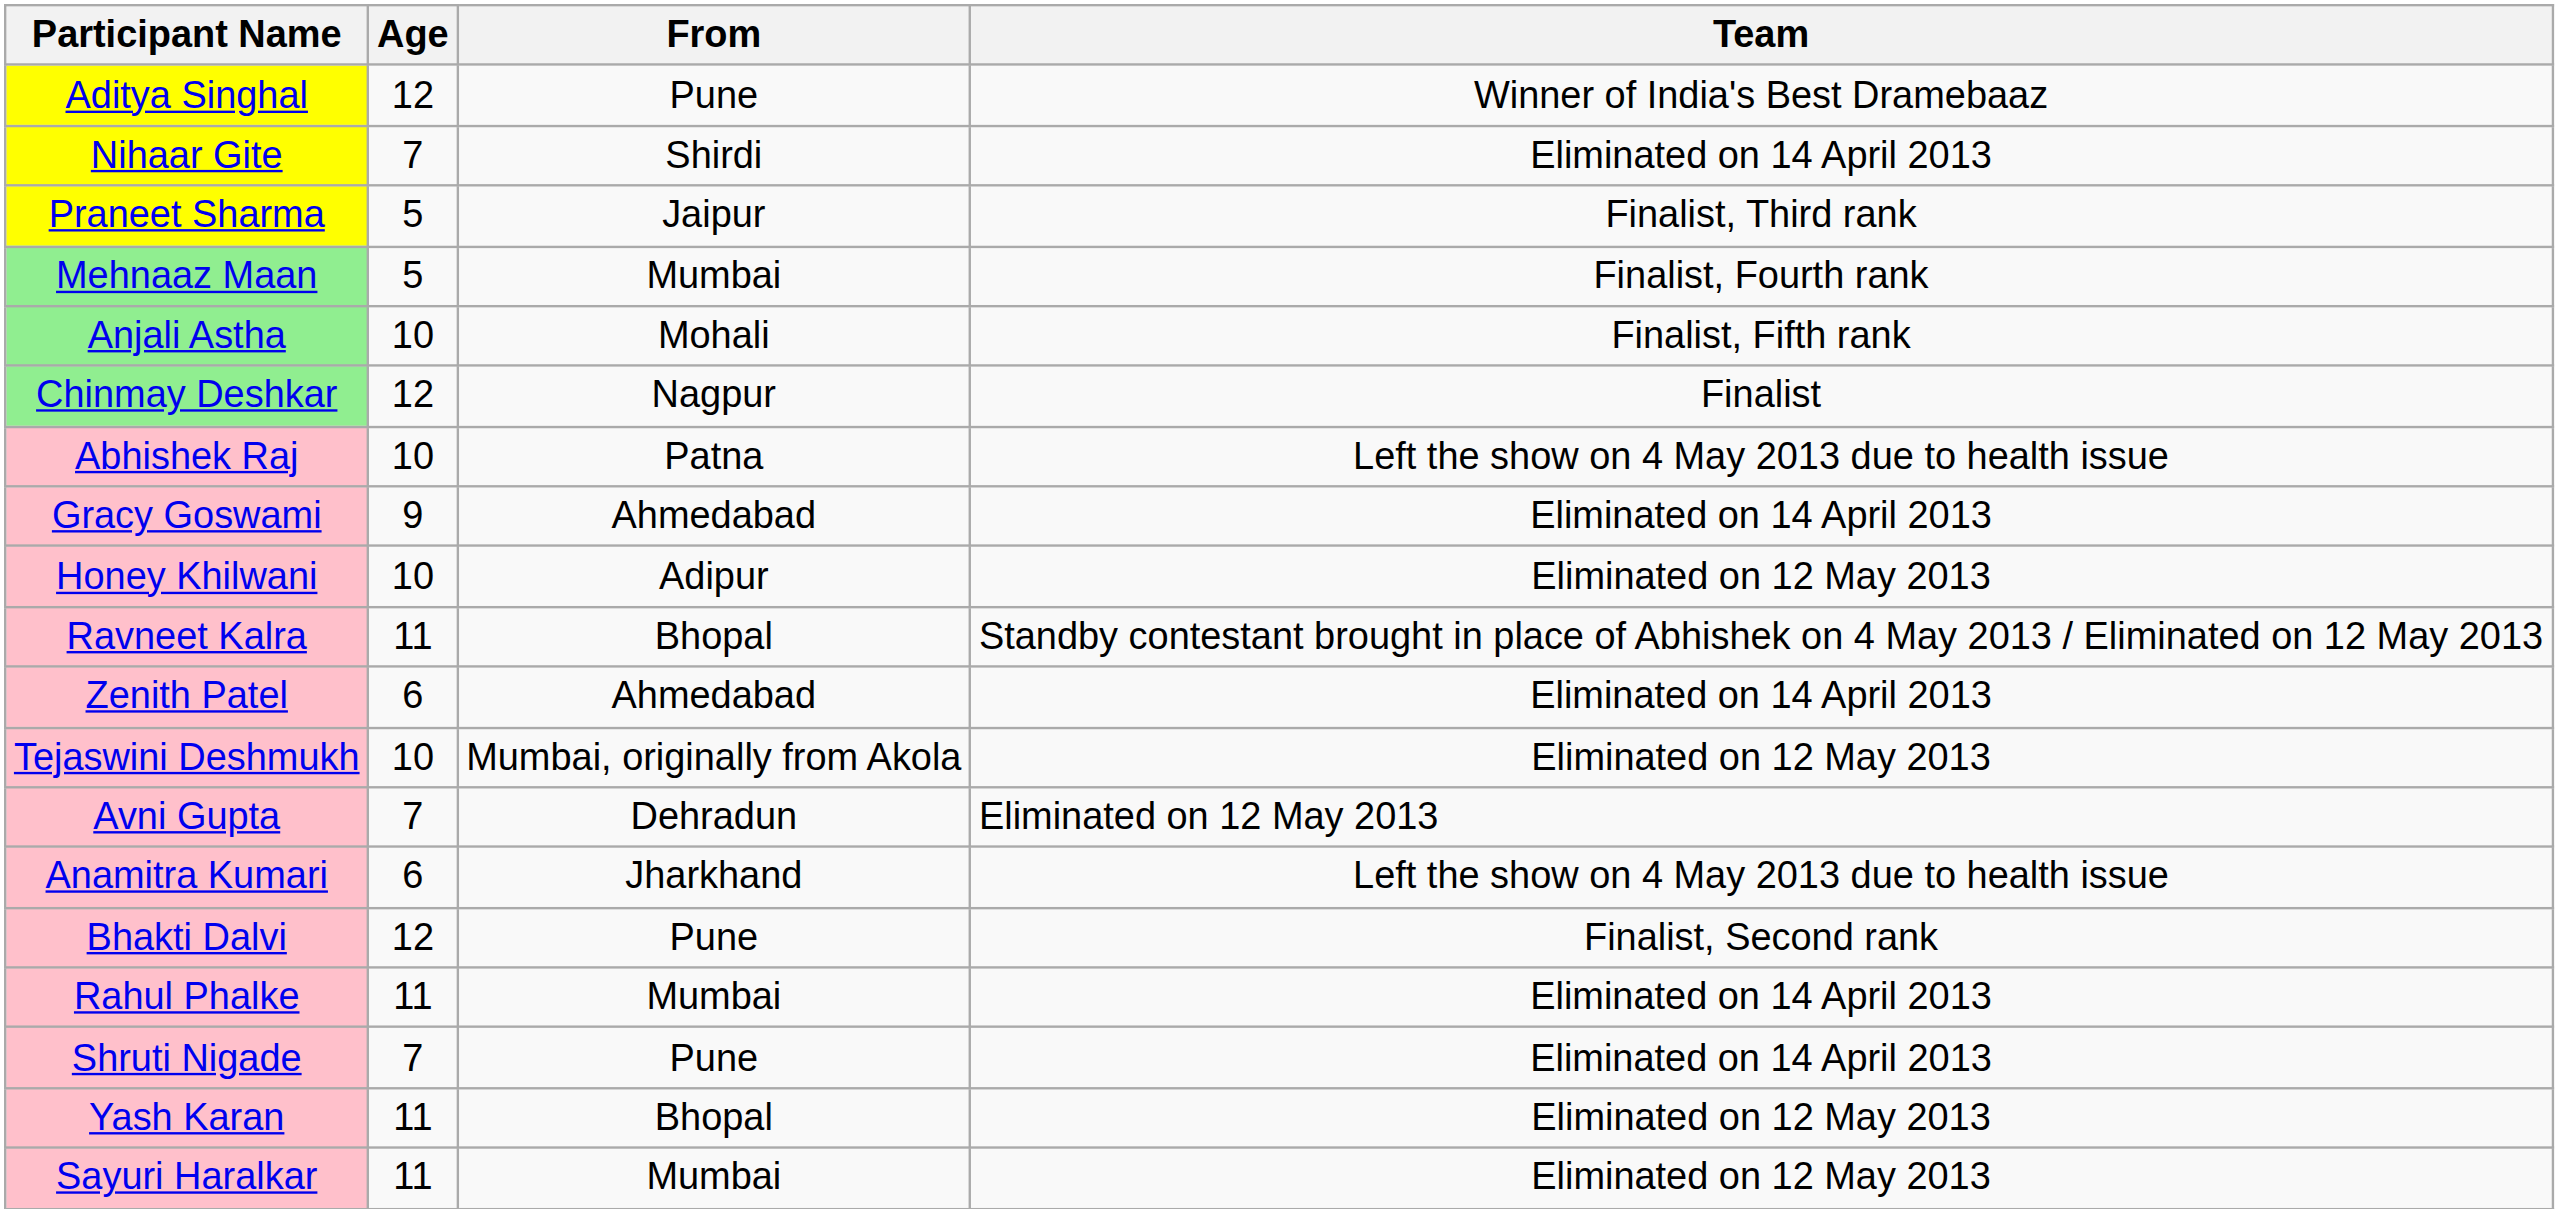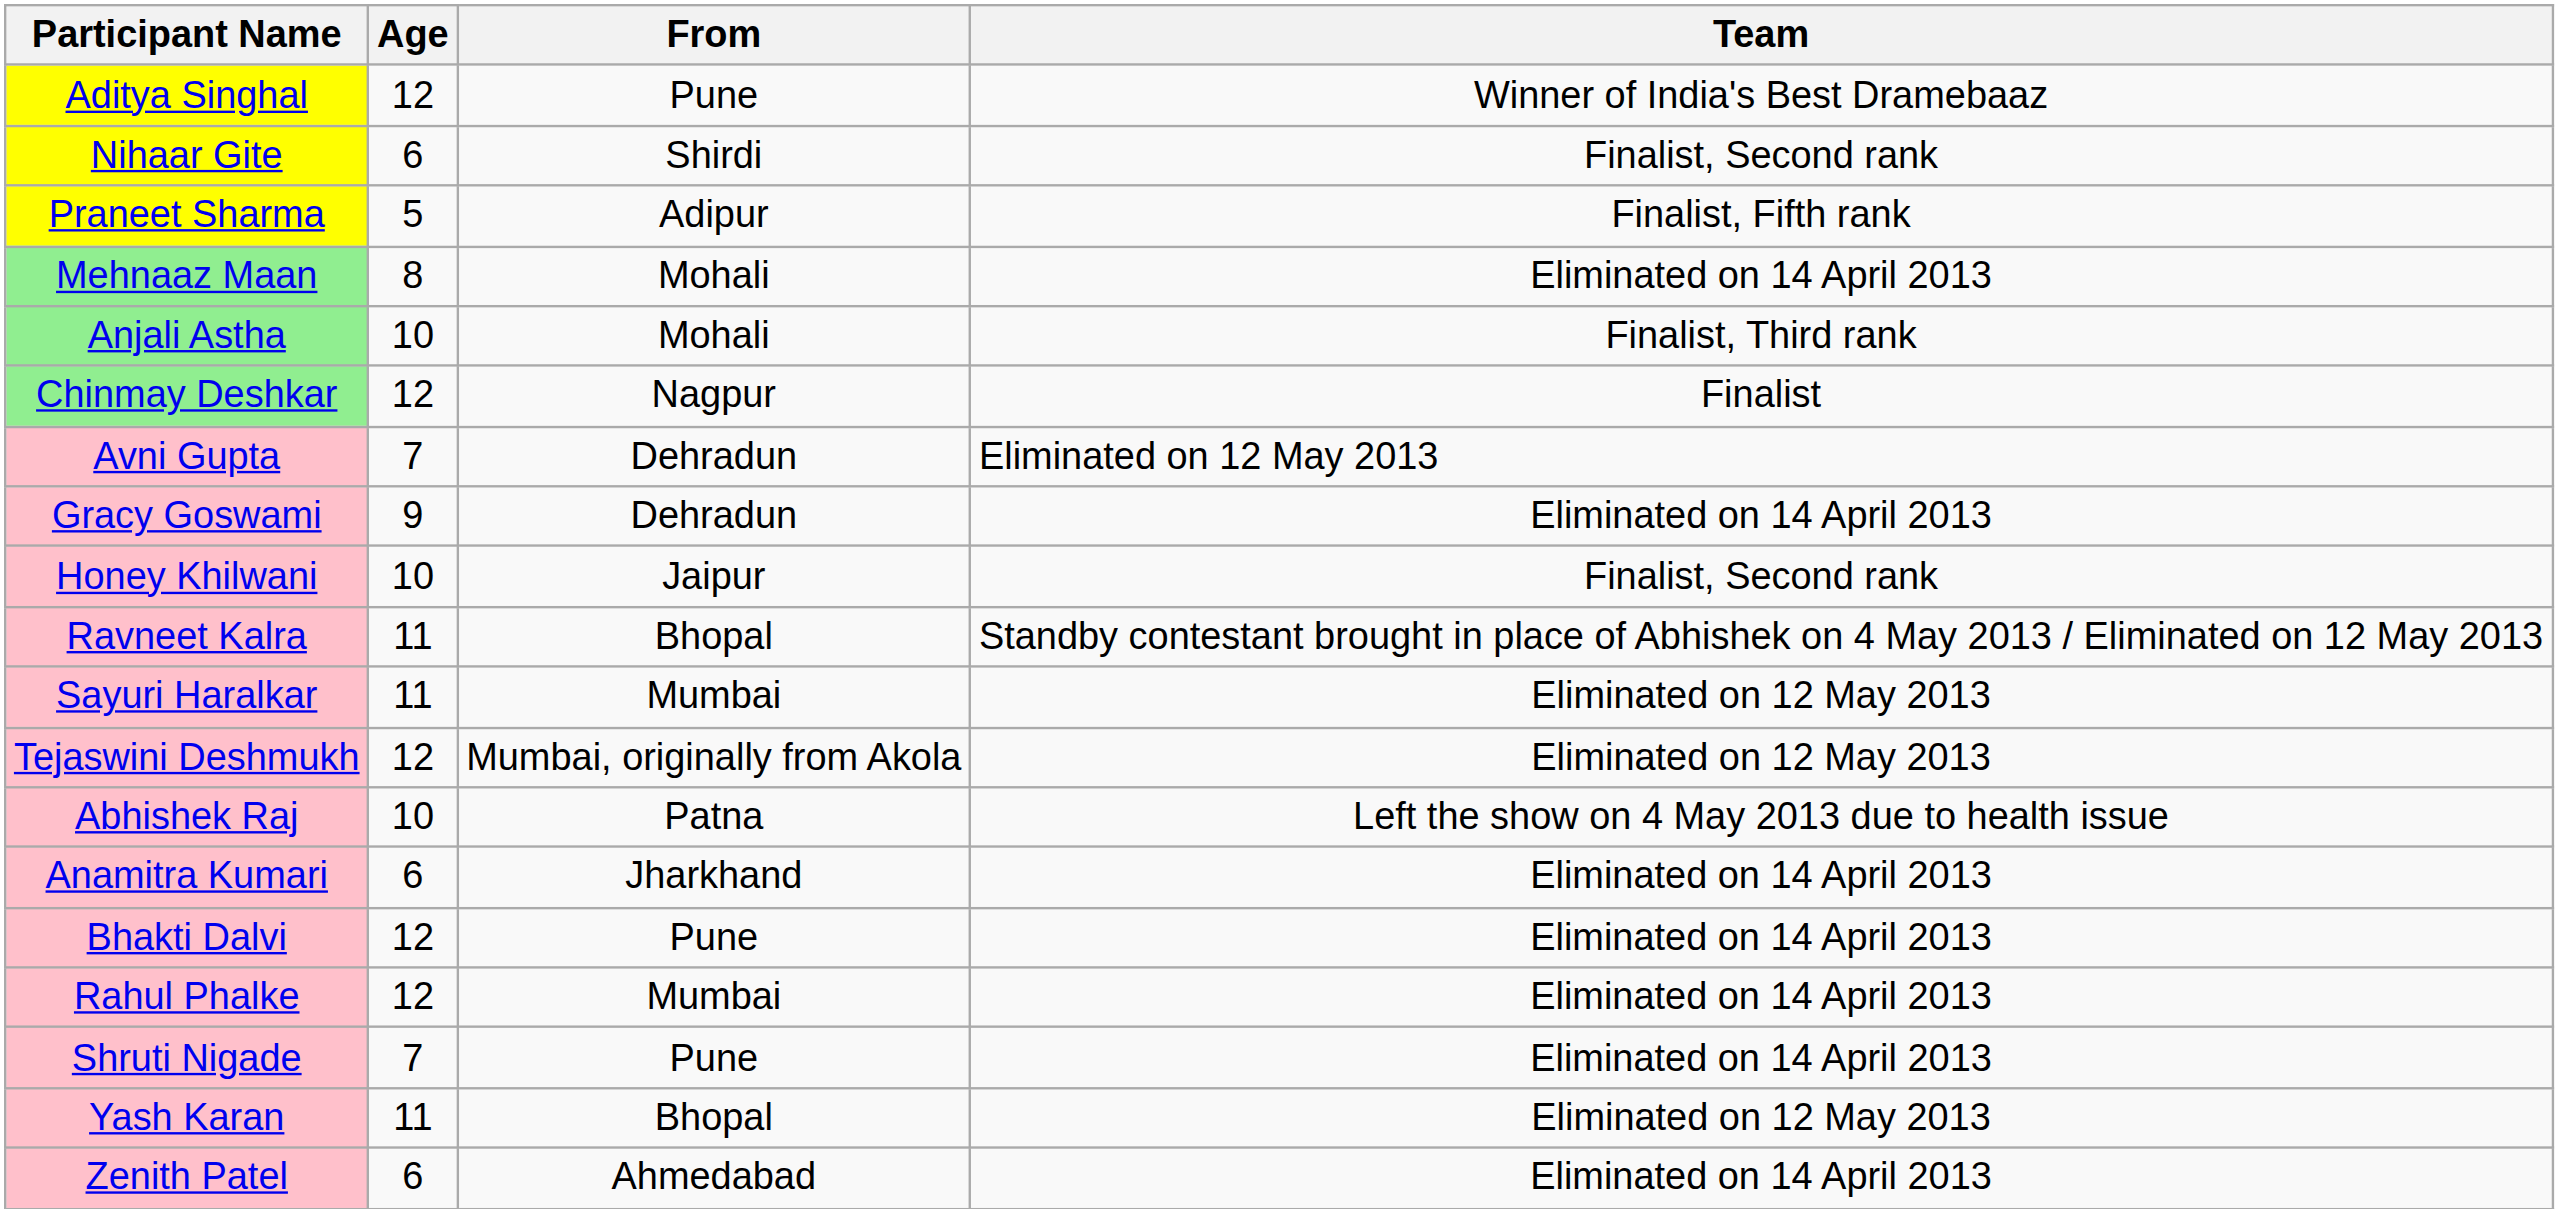(413, 154) 7 -> (413, 154) 6
(1761, 154) Eliminated on 14 April 2013 -> (1761, 154) Finalist, Second rank
(714, 214) Jaipur -> (714, 214) Adipur
(1761, 214) Finalist, Third rank -> (1761, 214) Finalist, Fifth rank
(413, 275) 5 -> (413, 275) 8
(714, 275) Mumbai -> (714, 275) Mohali
(1761, 275) Finalist, Fourth rank -> (1761, 275) Eliminated on 14 April 2013
(1761, 335) Finalist, Fifth rank -> (1761, 335) Finalist, Third rank
rows swapped: (187, 816) <-> (187, 455)
(714, 515) Ahmedabad -> (714, 515) Dehradun
(714, 575) Adipur -> (714, 575) Jaipur
(1761, 575) Eliminated on 12 May 2013 -> (1761, 575) Finalist, Second rank
rows swapped: (187, 1177) <-> (187, 696)
(413, 756) 10 -> (413, 756) 12
(1761, 876) Left the show on 4 May 2013 due to health issue -> (1761, 876) Eliminated on 14 April 2013
(1761, 936) Finalist, Second rank -> (1761, 936) Eliminated on 14 April 2013
(413, 996) 11 -> (413, 996) 12
